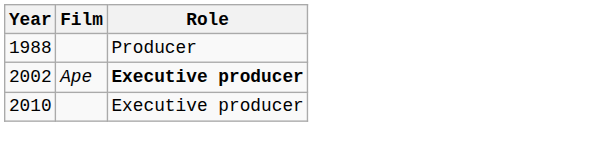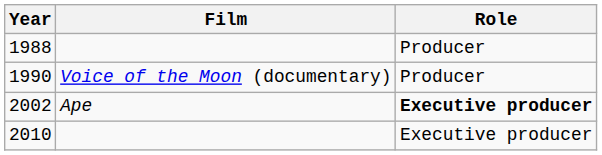+ row: (30, 77)
